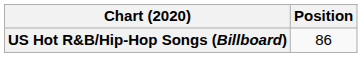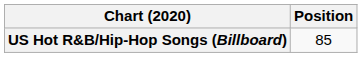(324, 40) 86 -> (324, 40) 85
